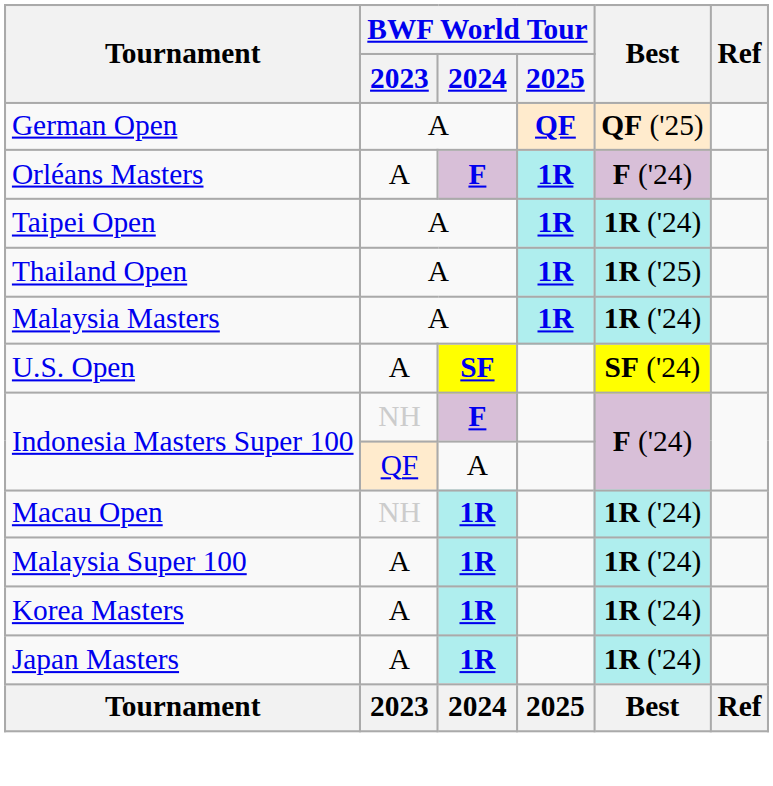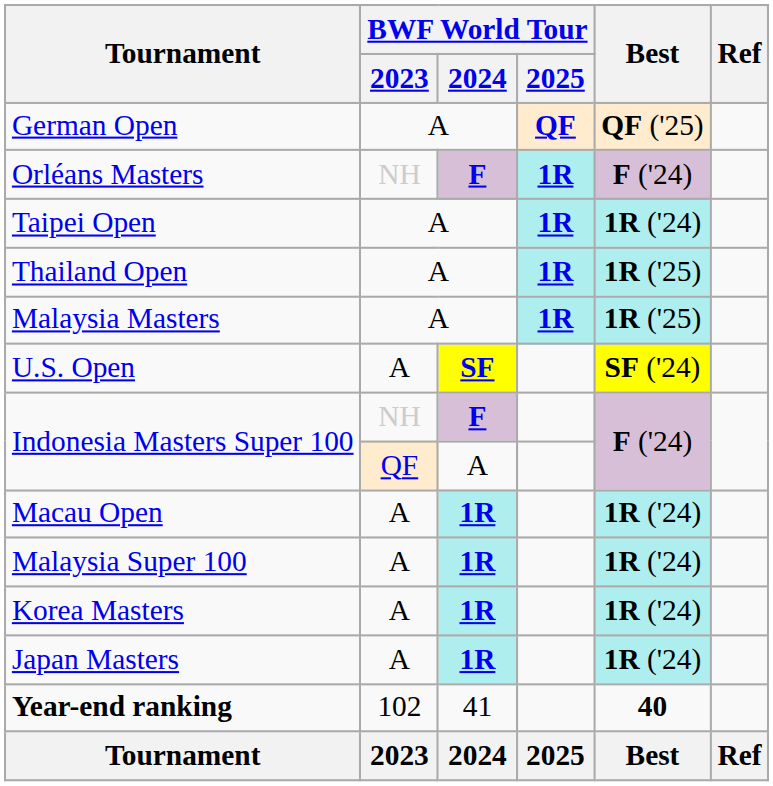(399, 174) A -> (399, 174) NH
(652, 319) 1R ('24) -> (652, 319) 1R ('25)
(399, 513) NH -> (399, 513) A
+ row: (122, 707)
